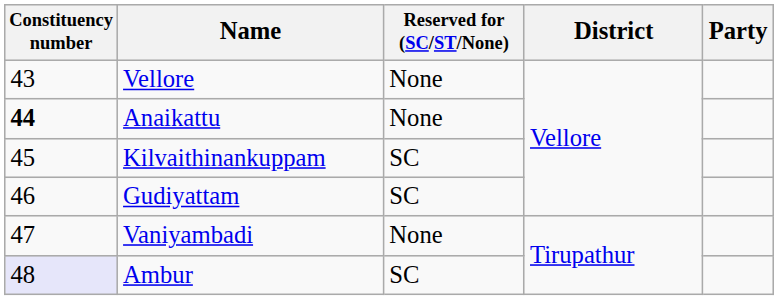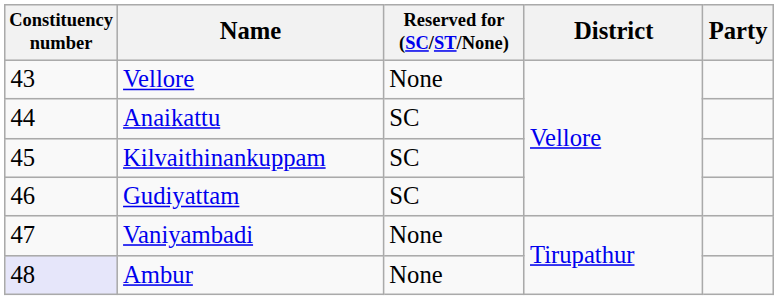(23, 118) bold -> (23, 118) normal
(416, 118) None -> (404, 118) SC
(404, 274) SC -> (416, 274) None
